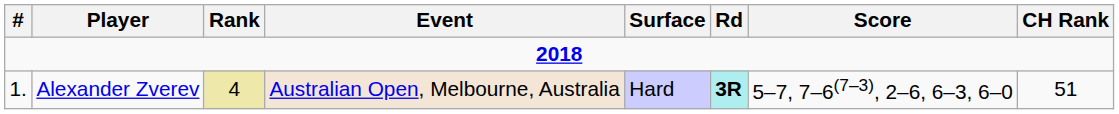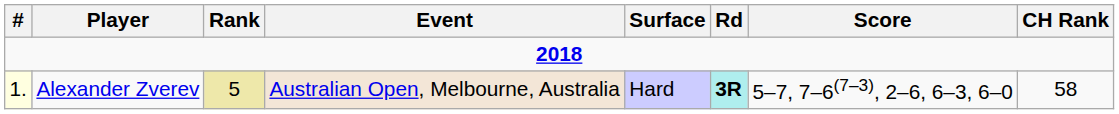(18, 89) no background -> (18, 89) lightyellow background
(234, 89) 4 -> (234, 89) 5
(1066, 89) 51 -> (1066, 89) 58
